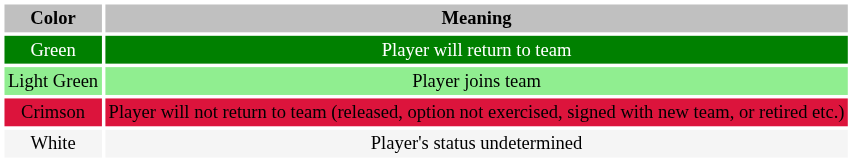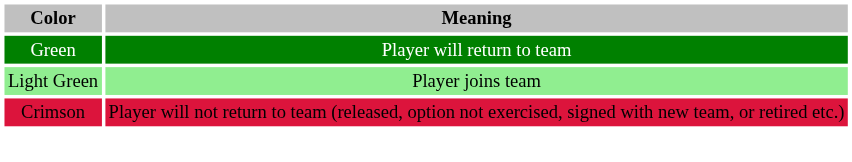- row: (53, 143)
